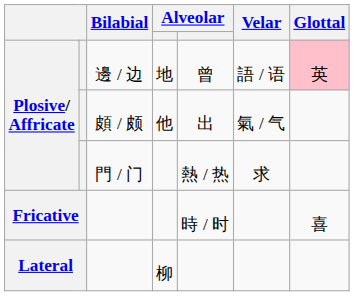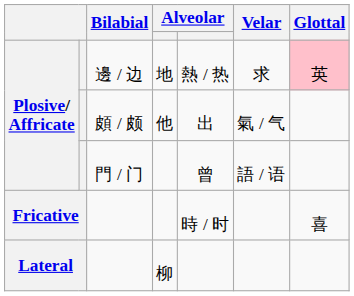(205, 74) 曾 -> (205, 74) 熱 / 热
(261, 74) 語 / 语 -> (261, 74) 求
(205, 174) 熱 / 热 -> (205, 174) 曾
(261, 174) 求 -> (261, 174) 語 / 语
